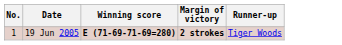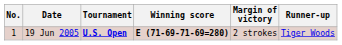+ column: (107, 16)
(202, 34) bold -> (255, 34) normal
